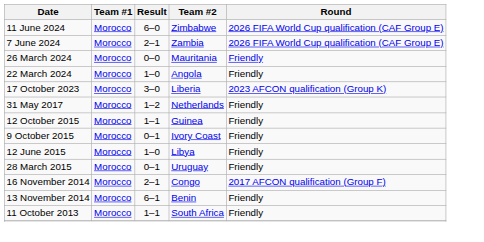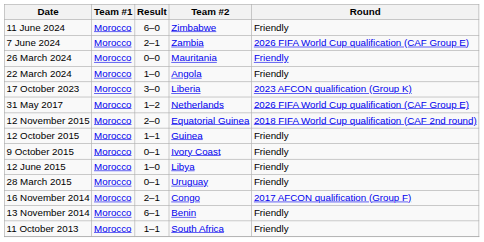(336, 27) 2026 FIFA World Cup qualification (CAF Group E) -> (271, 27) Friendly
(246, 105) Friendly -> (361, 105) 2026 FIFA World Cup qualification (CAF Group E)
+ row: (48, 120)
